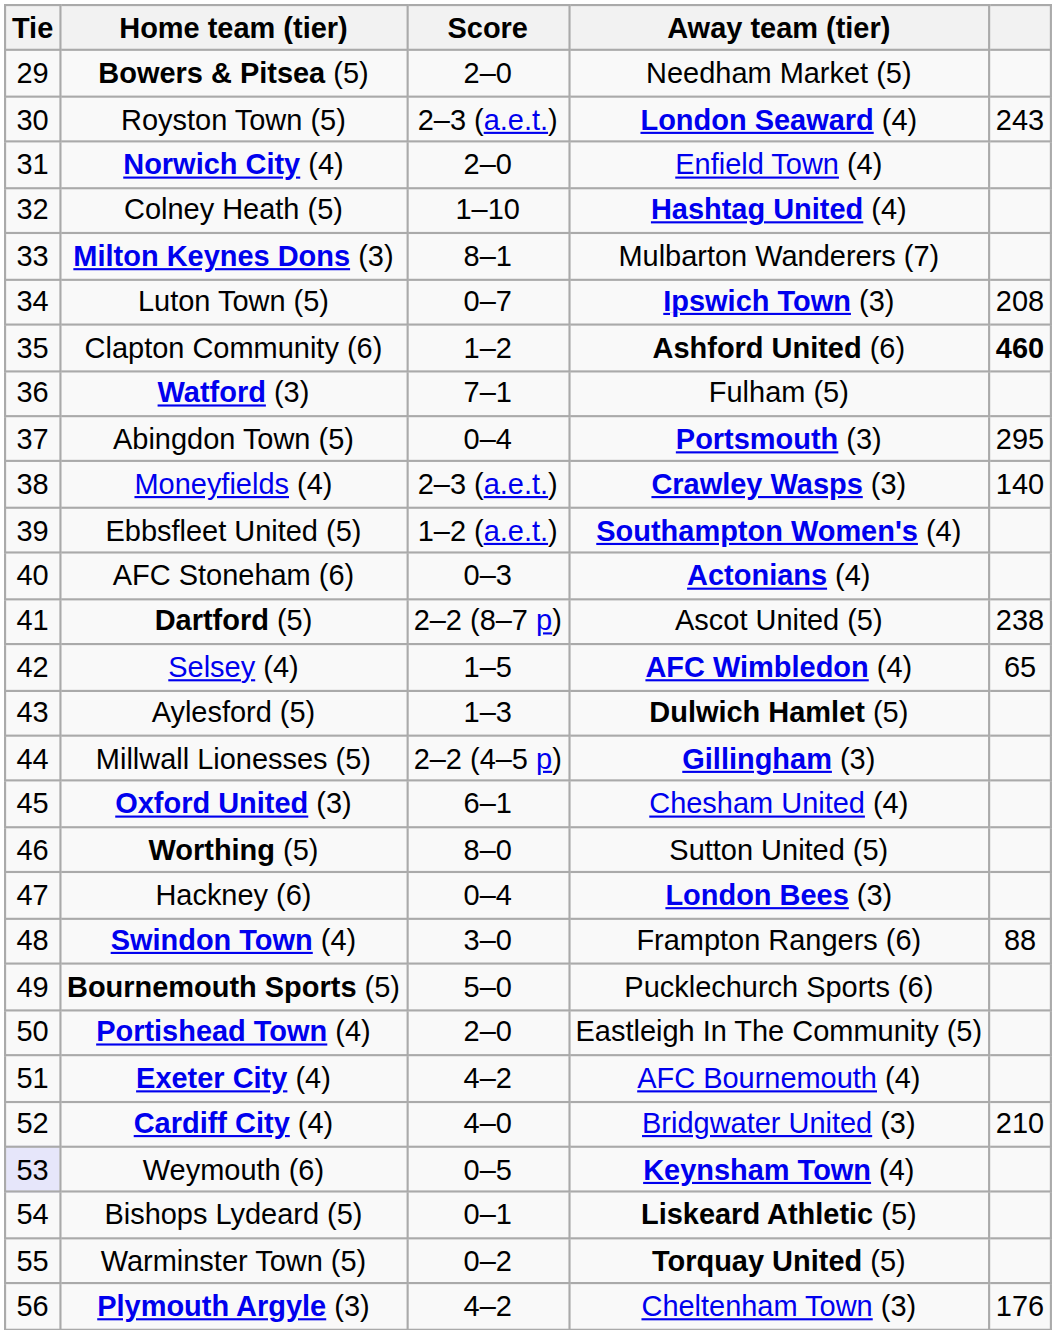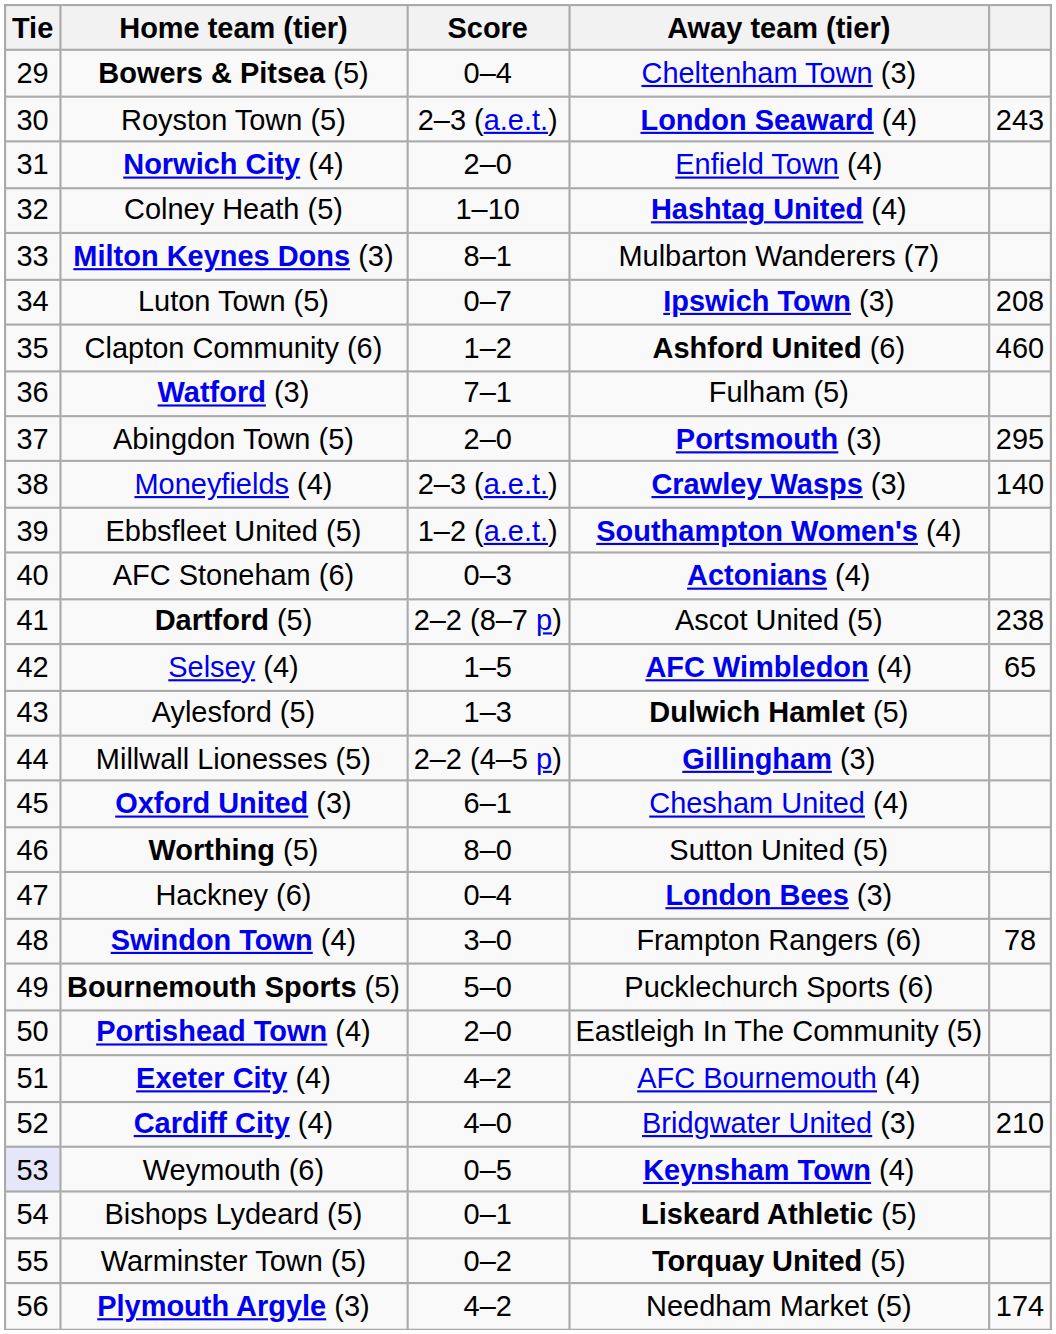(488, 73) 2–0 -> (488, 73) 0–4
(779, 73) Needham Market (5) -> (779, 73) Cheltenham Town (3)
(1020, 347) bold -> (1020, 347) normal
(488, 438) 0–4 -> (488, 438) 2–0
(1020, 941) 88 -> (1020, 941) 78
(779, 1306) Cheltenham Town (3) -> (779, 1306) Needham Market (5)
(1020, 1306) 176 -> (1020, 1306) 174
